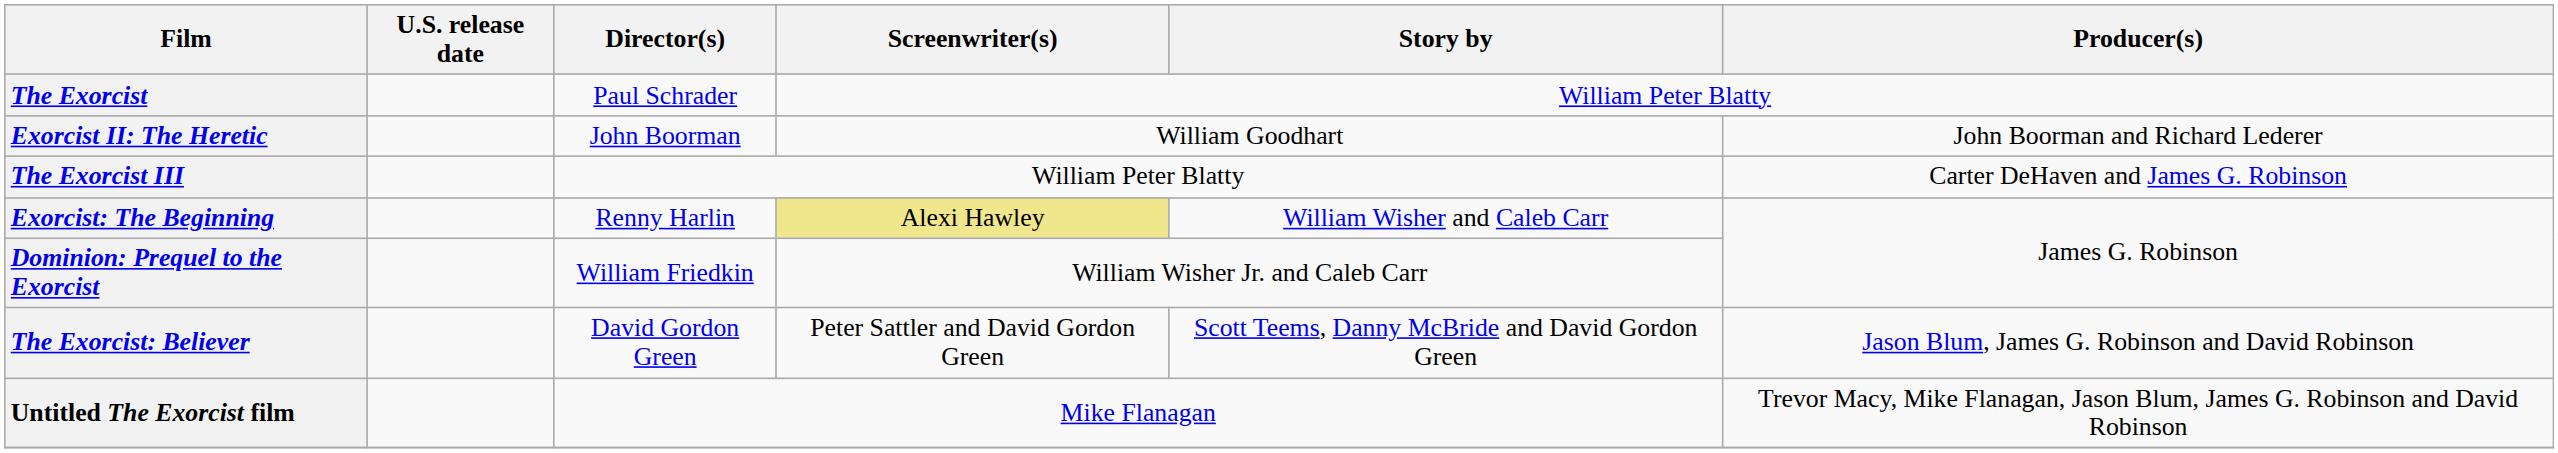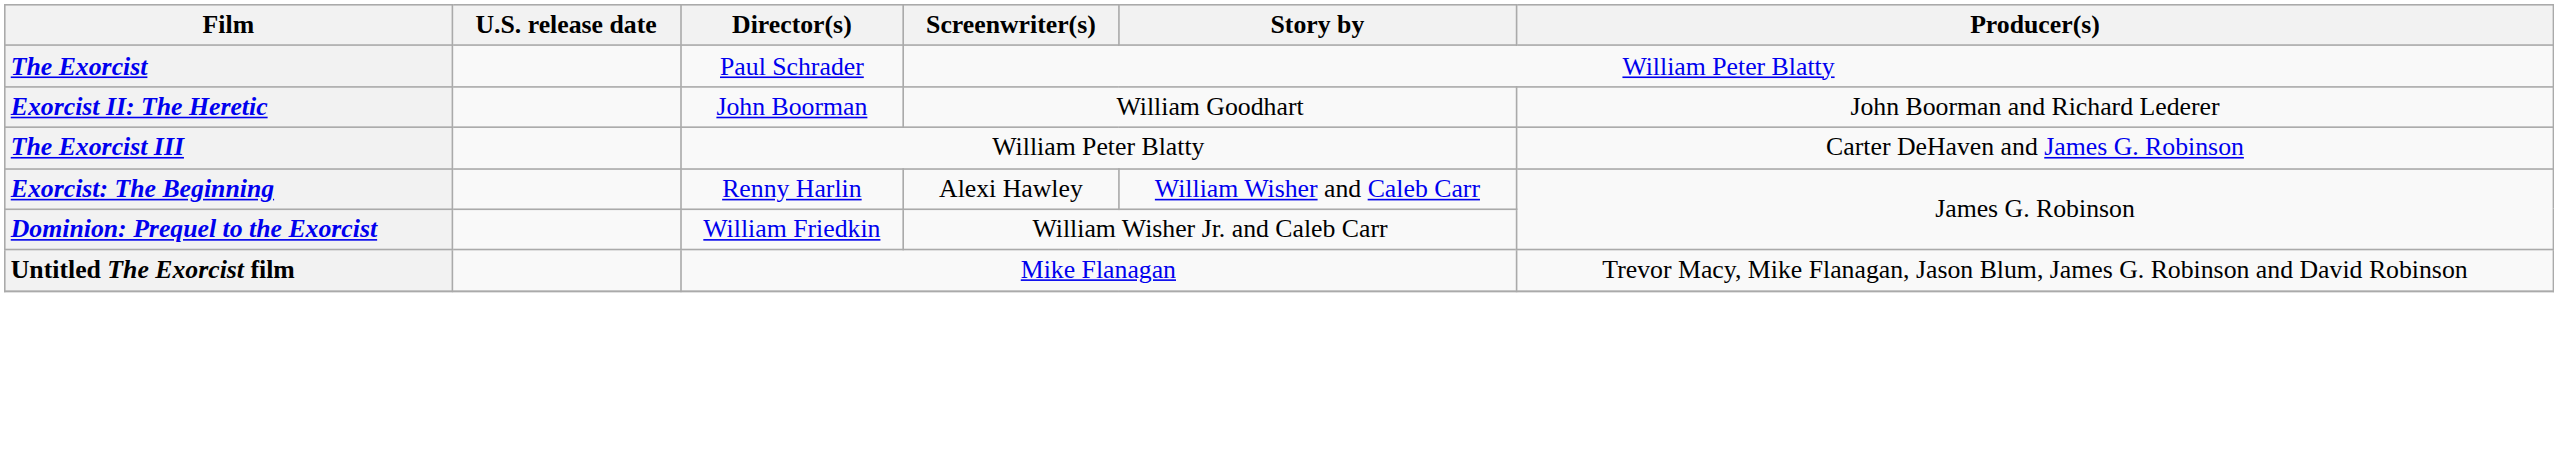(973, 217) khaki background -> (1011, 188) no background
- row: (130, 342)
